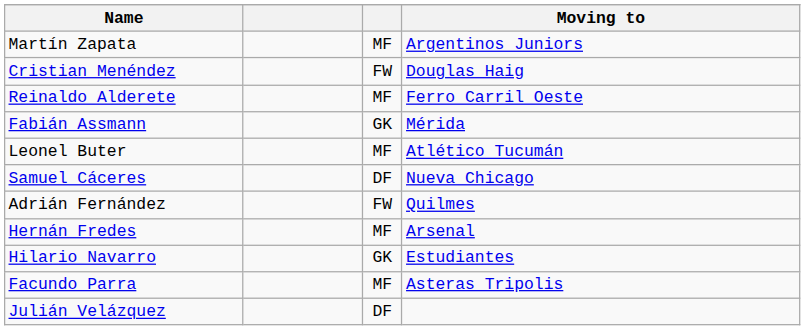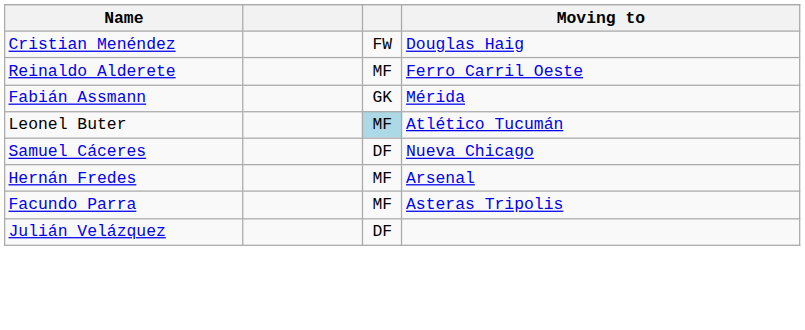- row: (72, 45)
(382, 151) no background -> (382, 125) lightblue background
- row: (87, 205)
- row: (82, 258)
